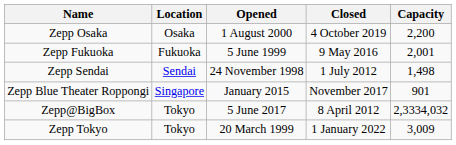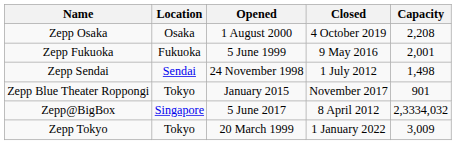(421, 33) 2,200 -> (421, 33) 2,208
(179, 91) Singapore -> (179, 91) Tokyo
(179, 110) Tokyo -> (179, 110) Singapore
